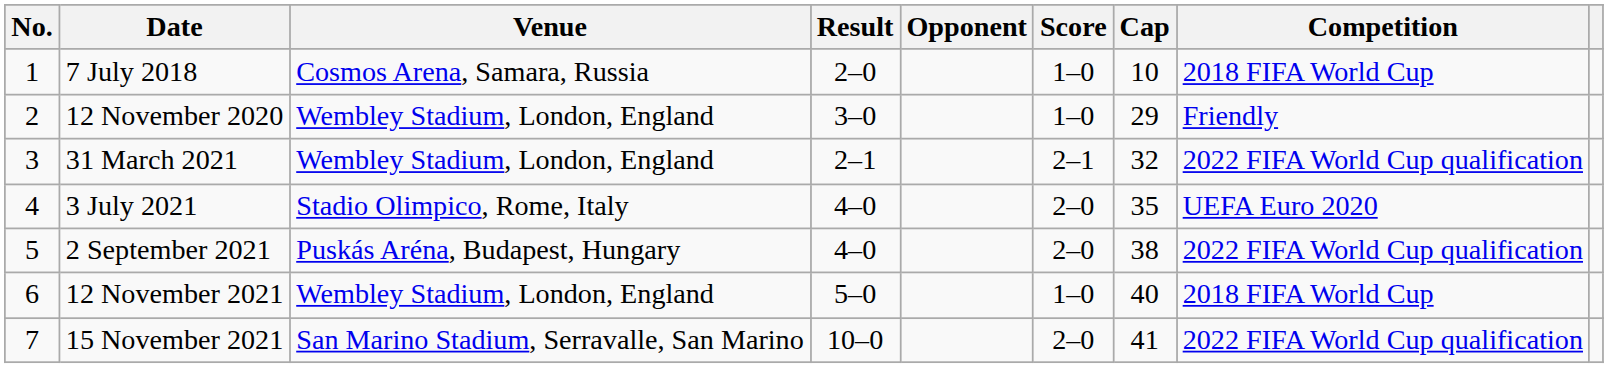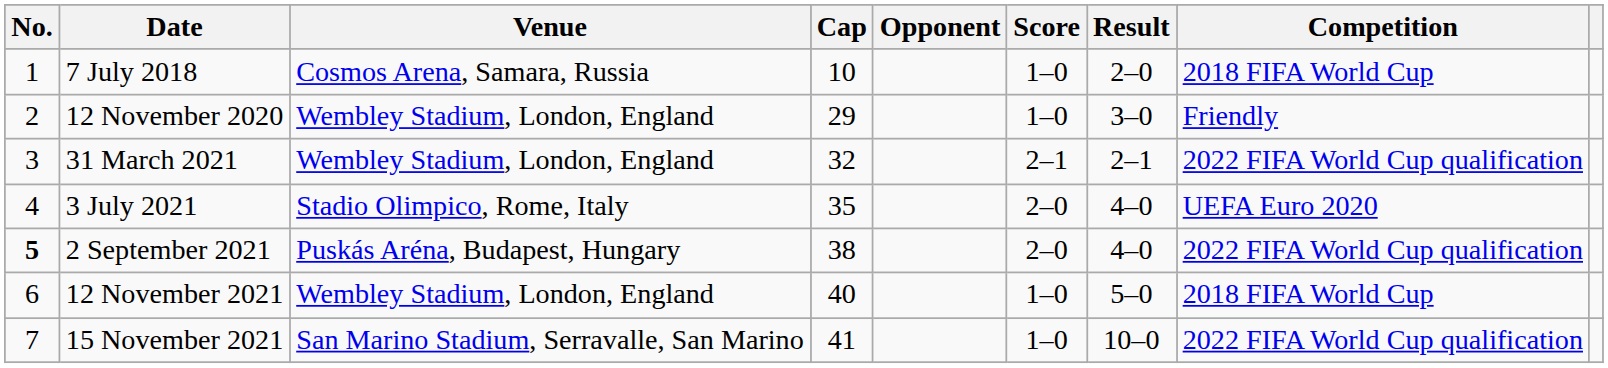columns swapped: (1145, 26) <-> (855, 26)
(32, 250) normal -> (32, 250) bold
(1073, 339) 2–0 -> (1047, 339) 1–0
